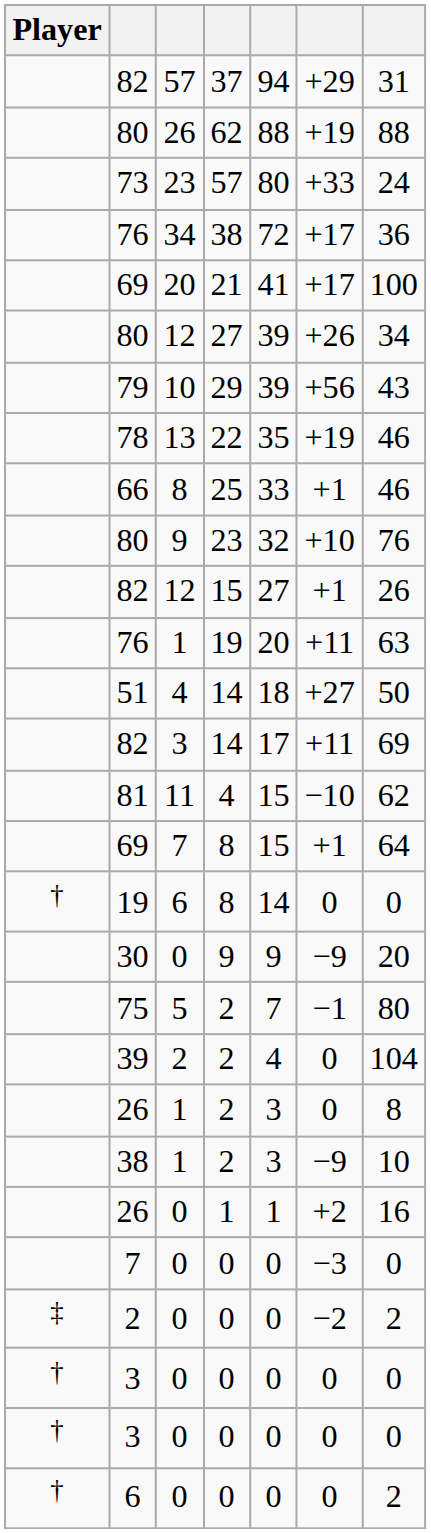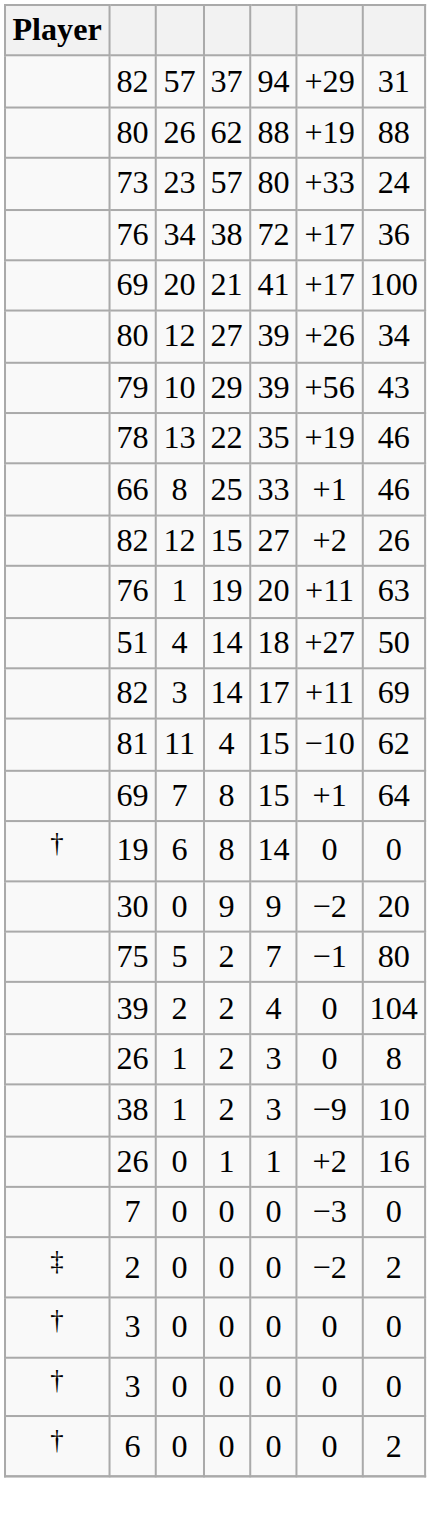- row: (133, 540)
(330, 591) +1 -> (330, 540) +2
(330, 956) −9 -> (330, 905) −2
